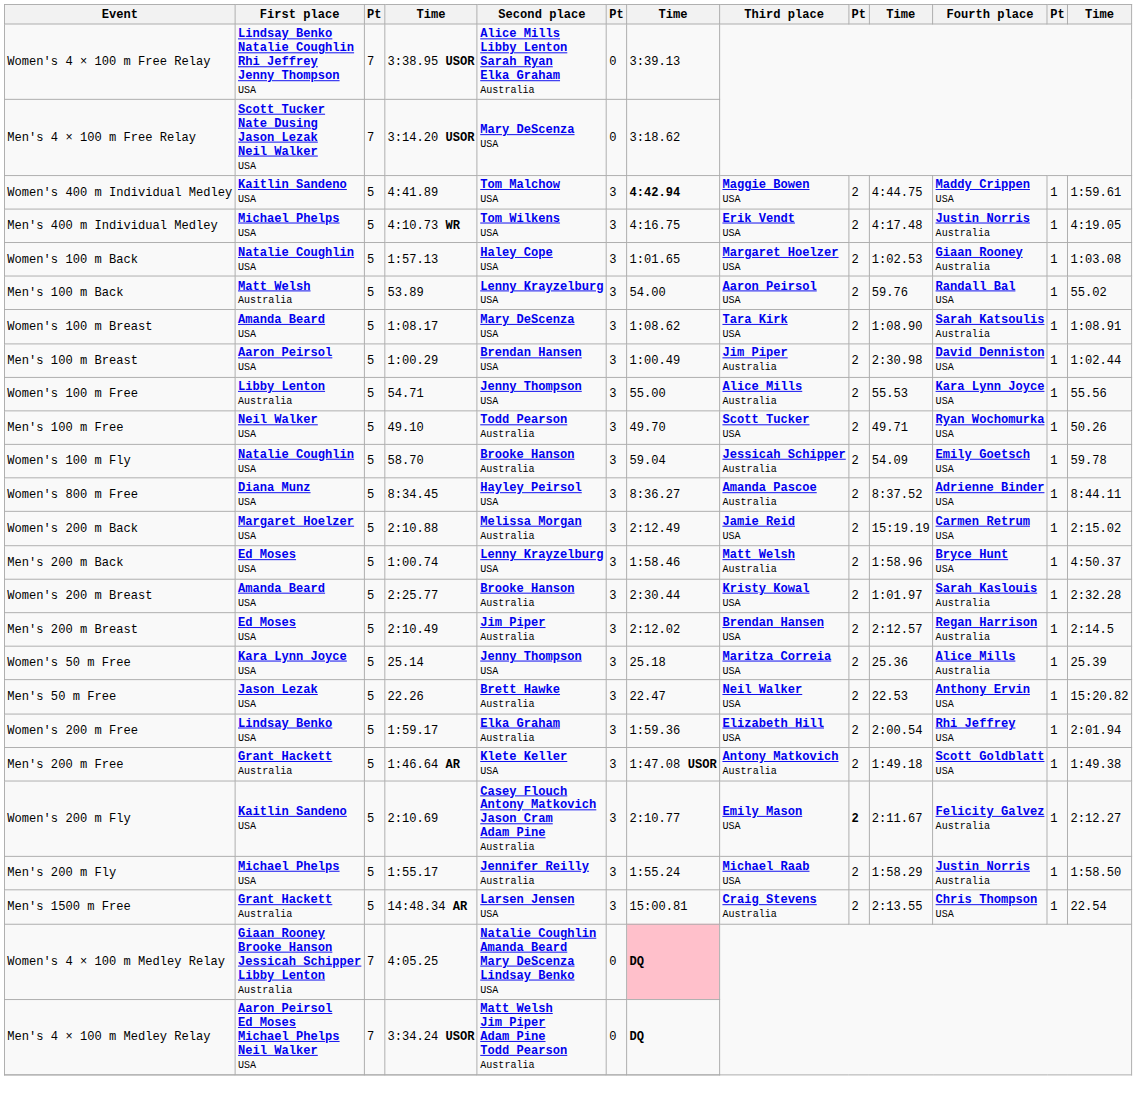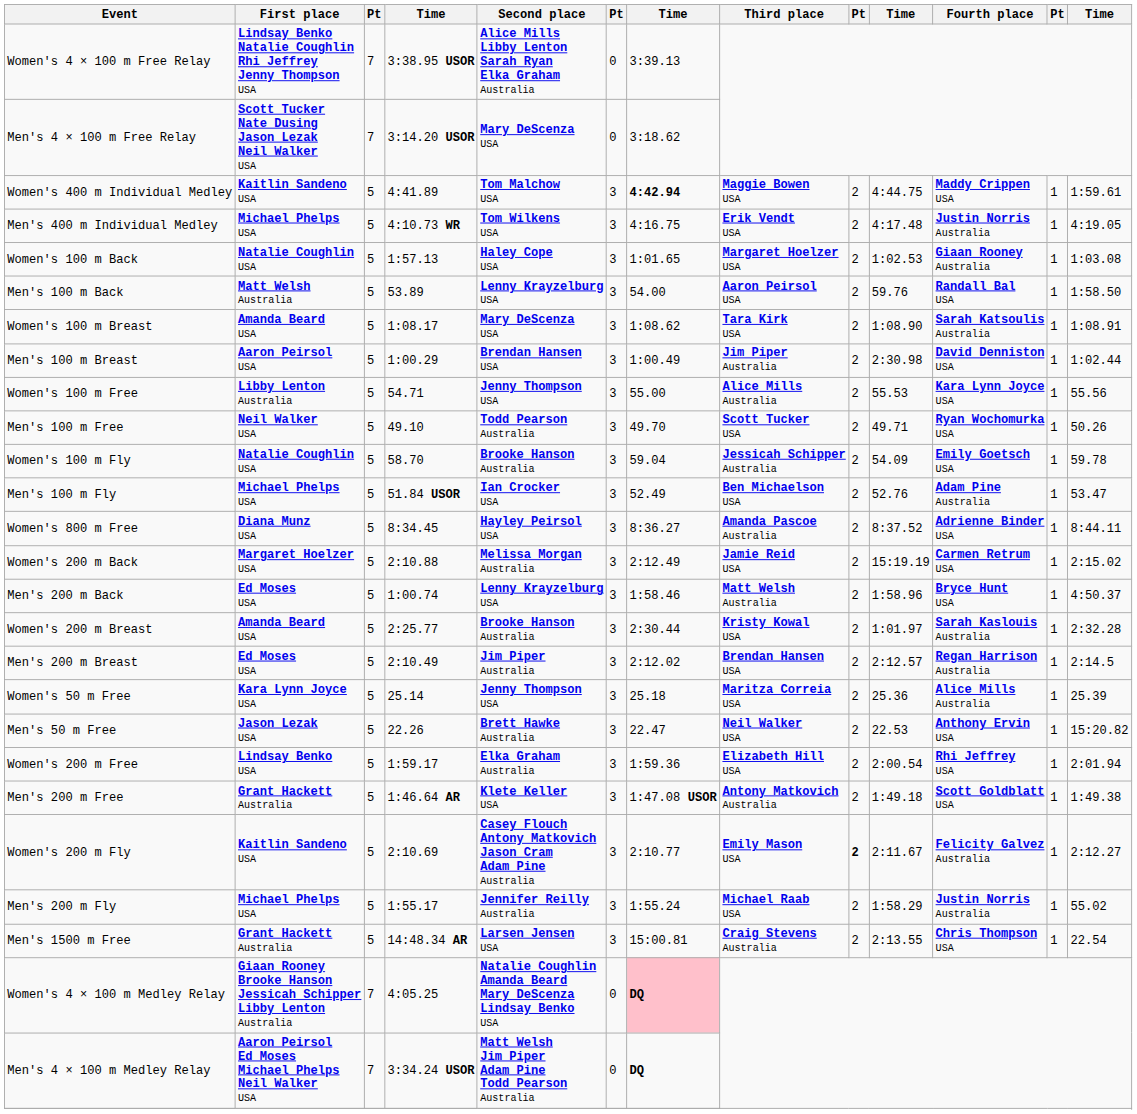(1089, 293) 55.02 -> (1096, 293) 1:58.50
+ row: (62, 495)
(1096, 873) 1:58.50 -> (1089, 907) 55.02
